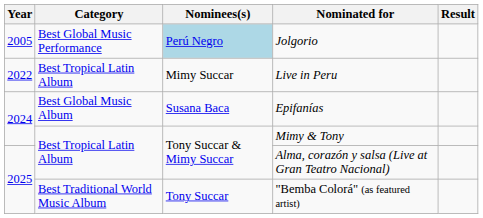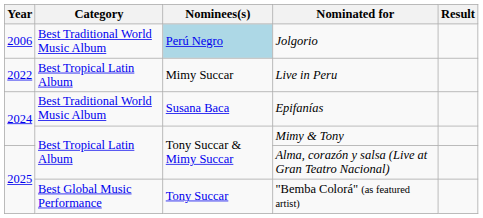(20, 41) 2005 -> (20, 41) 2006
(85, 41) Best Global Music Performance -> (95, 41) Best Traditional World Music Album
(85, 108) Best Global Music Album -> (95, 108) Best Traditional World Music Album
(95, 196) Best Traditional World Music Album -> (85, 196) Best Global Music Performance
